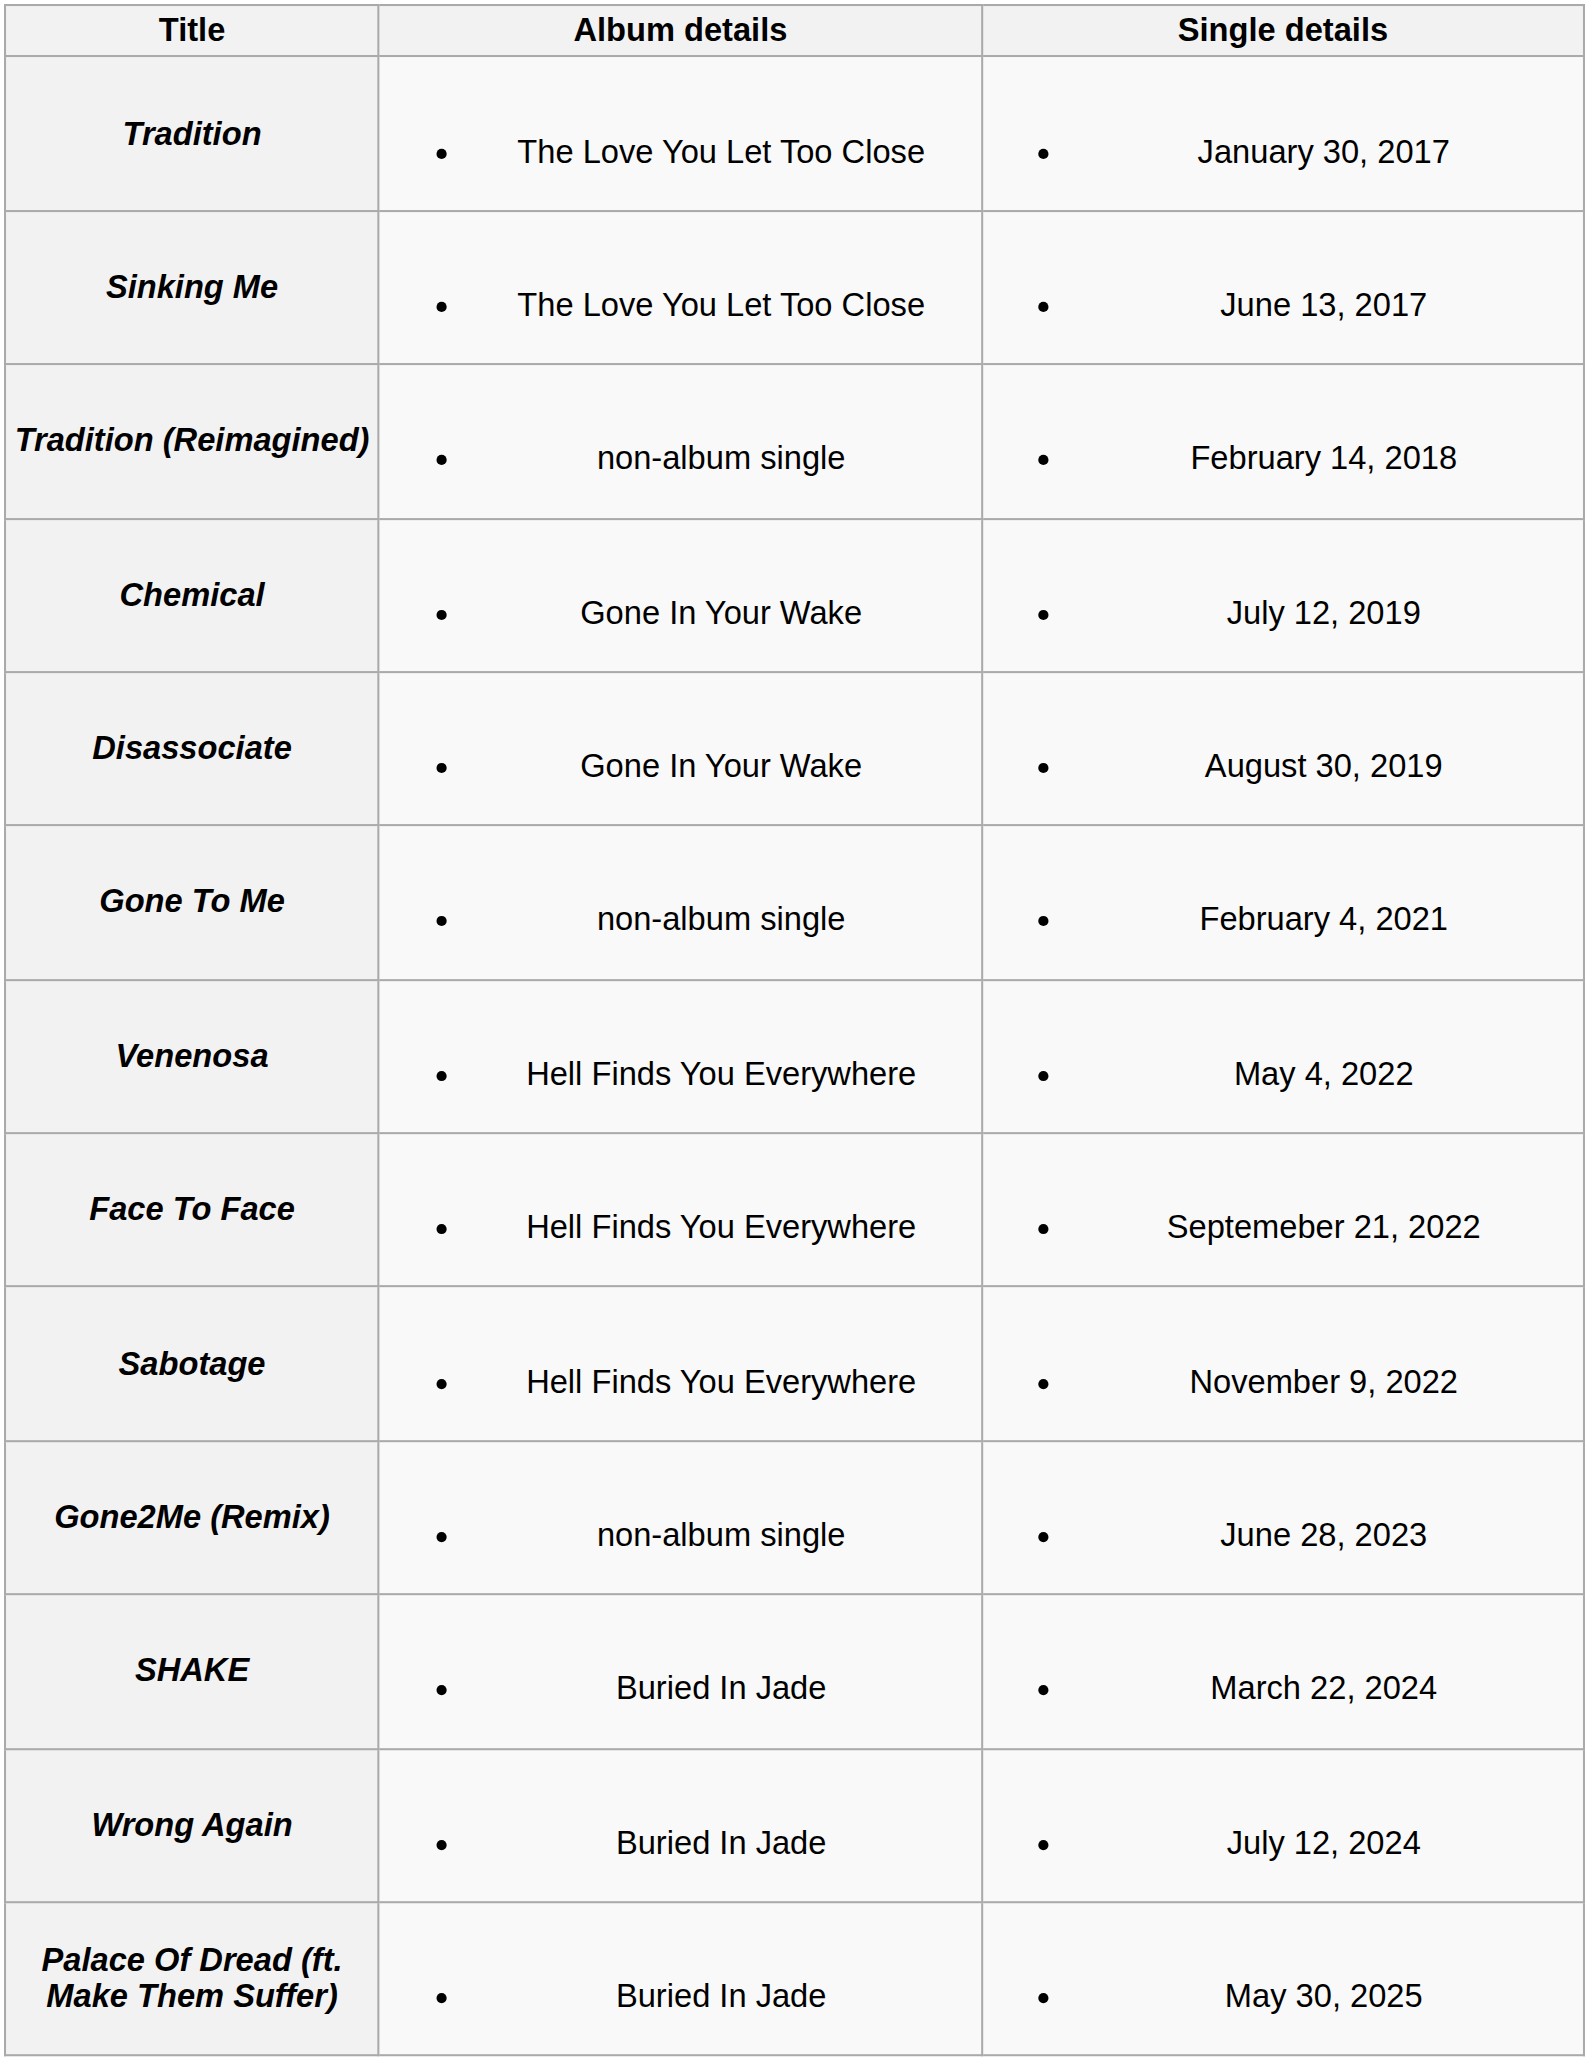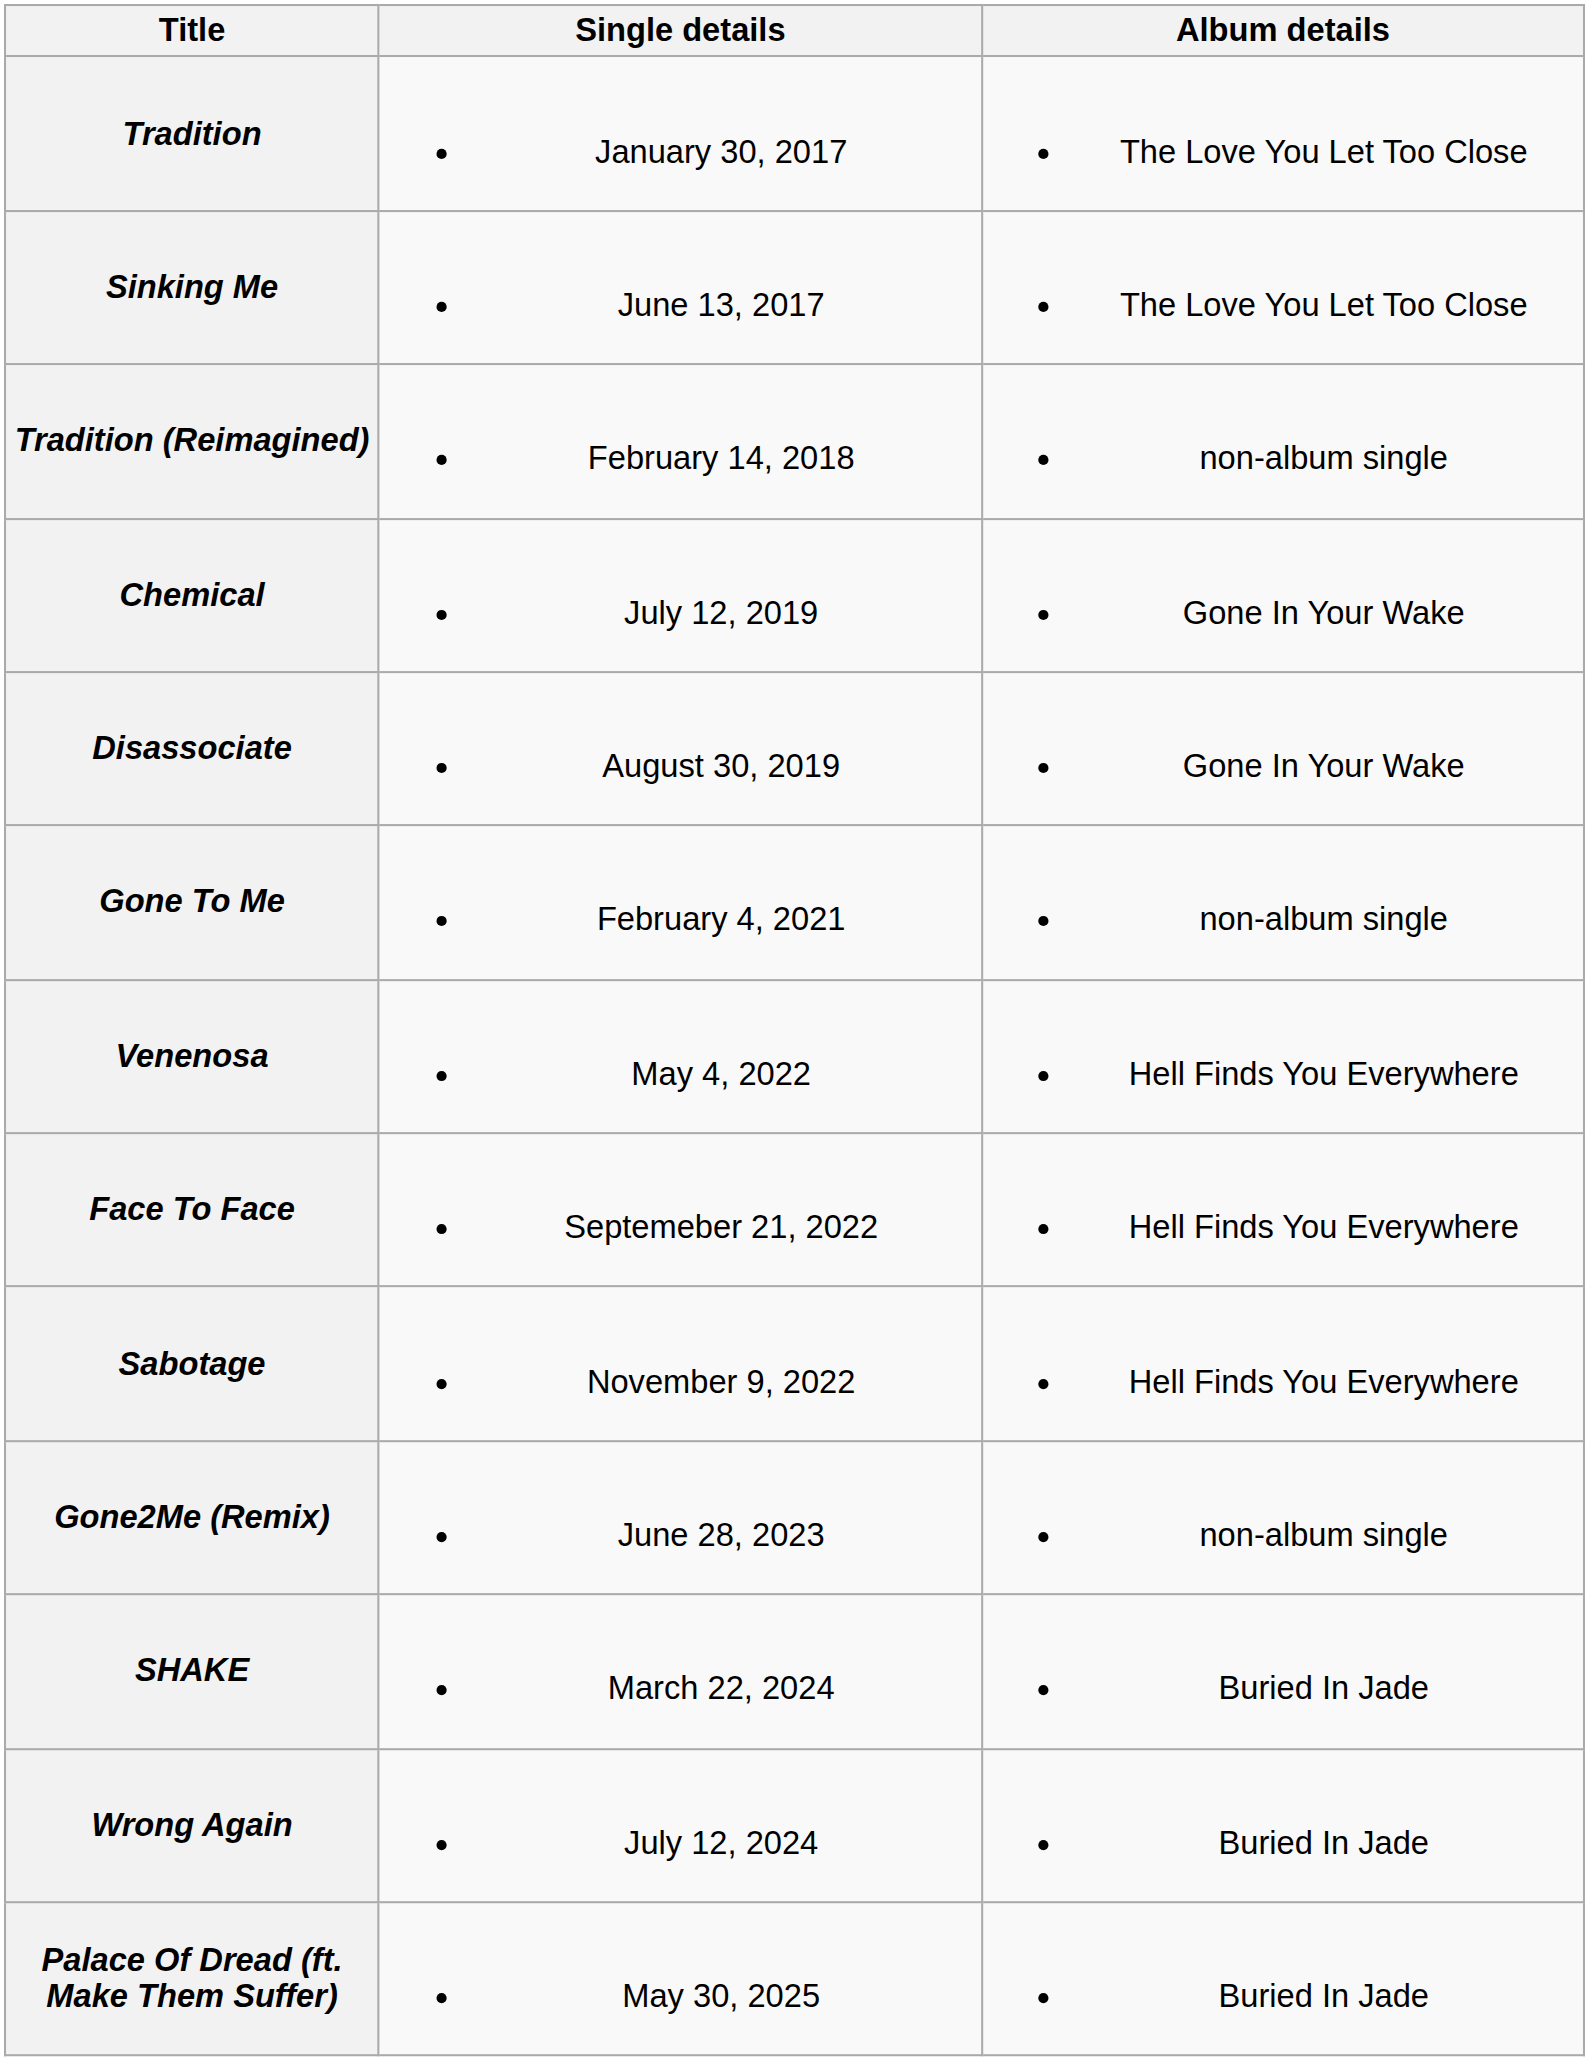columns swapped: (1283, 30) <-> (680, 30)
